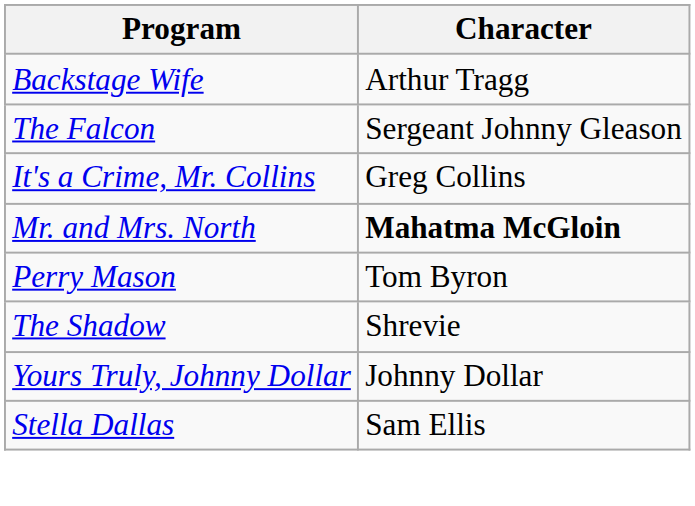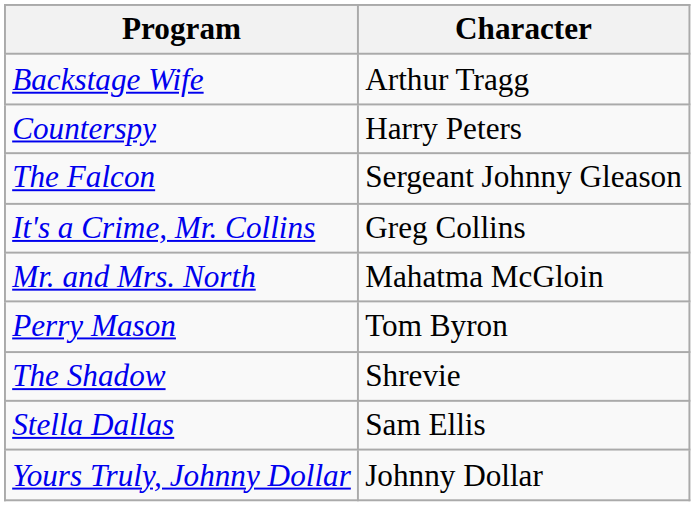+ row: (84, 128)
(493, 227) bold -> (484, 276) normal
rows swapped: (93, 425) <-> (181, 375)
